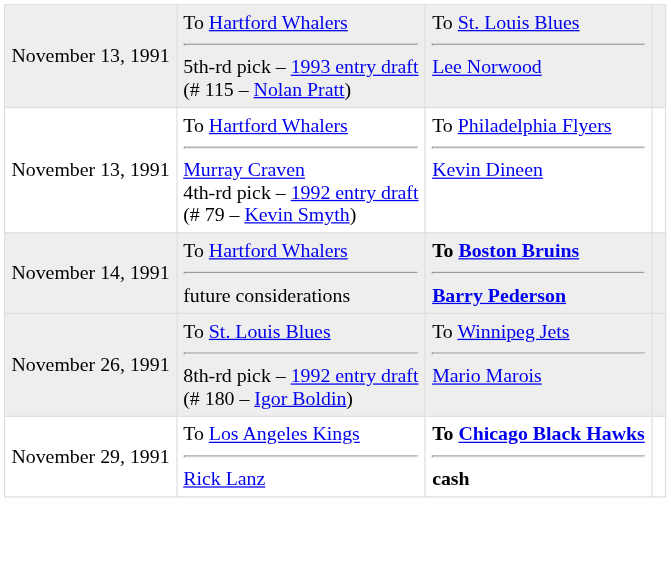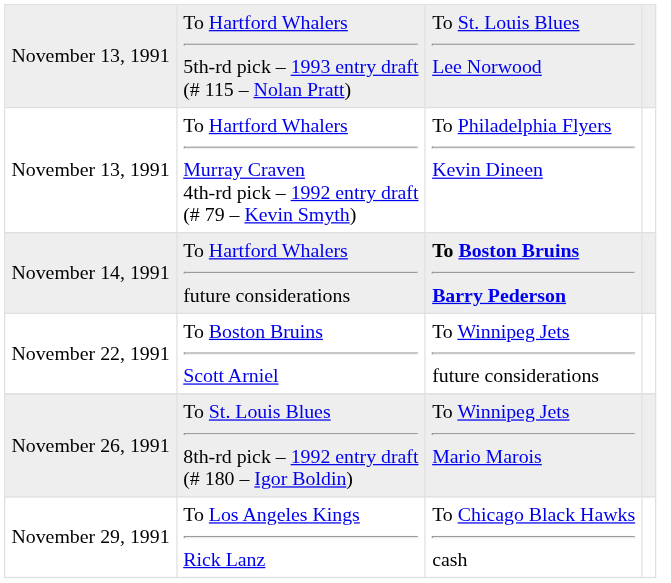+ row: (91, 353)
(538, 456) bold -> (534, 537) normal
